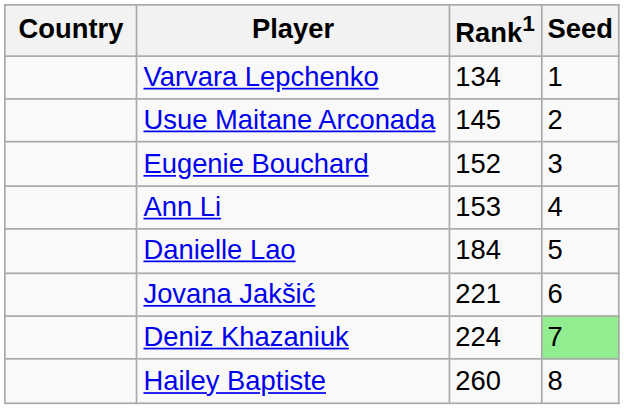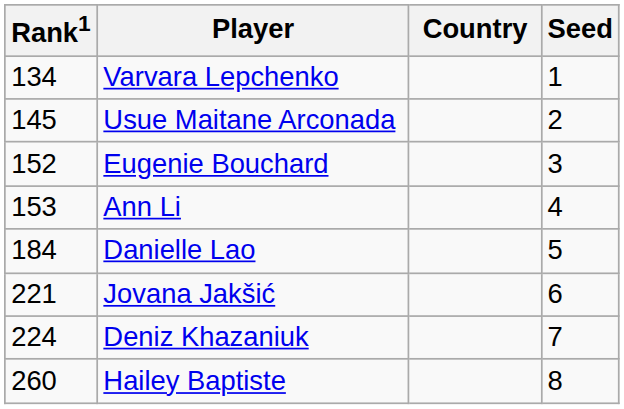columns swapped: (71, 29) <-> (495, 29)
(555, 337) lightgreen background -> (555, 337) no background
